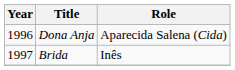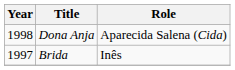(20, 34) 1996 -> (20, 34) 1998
